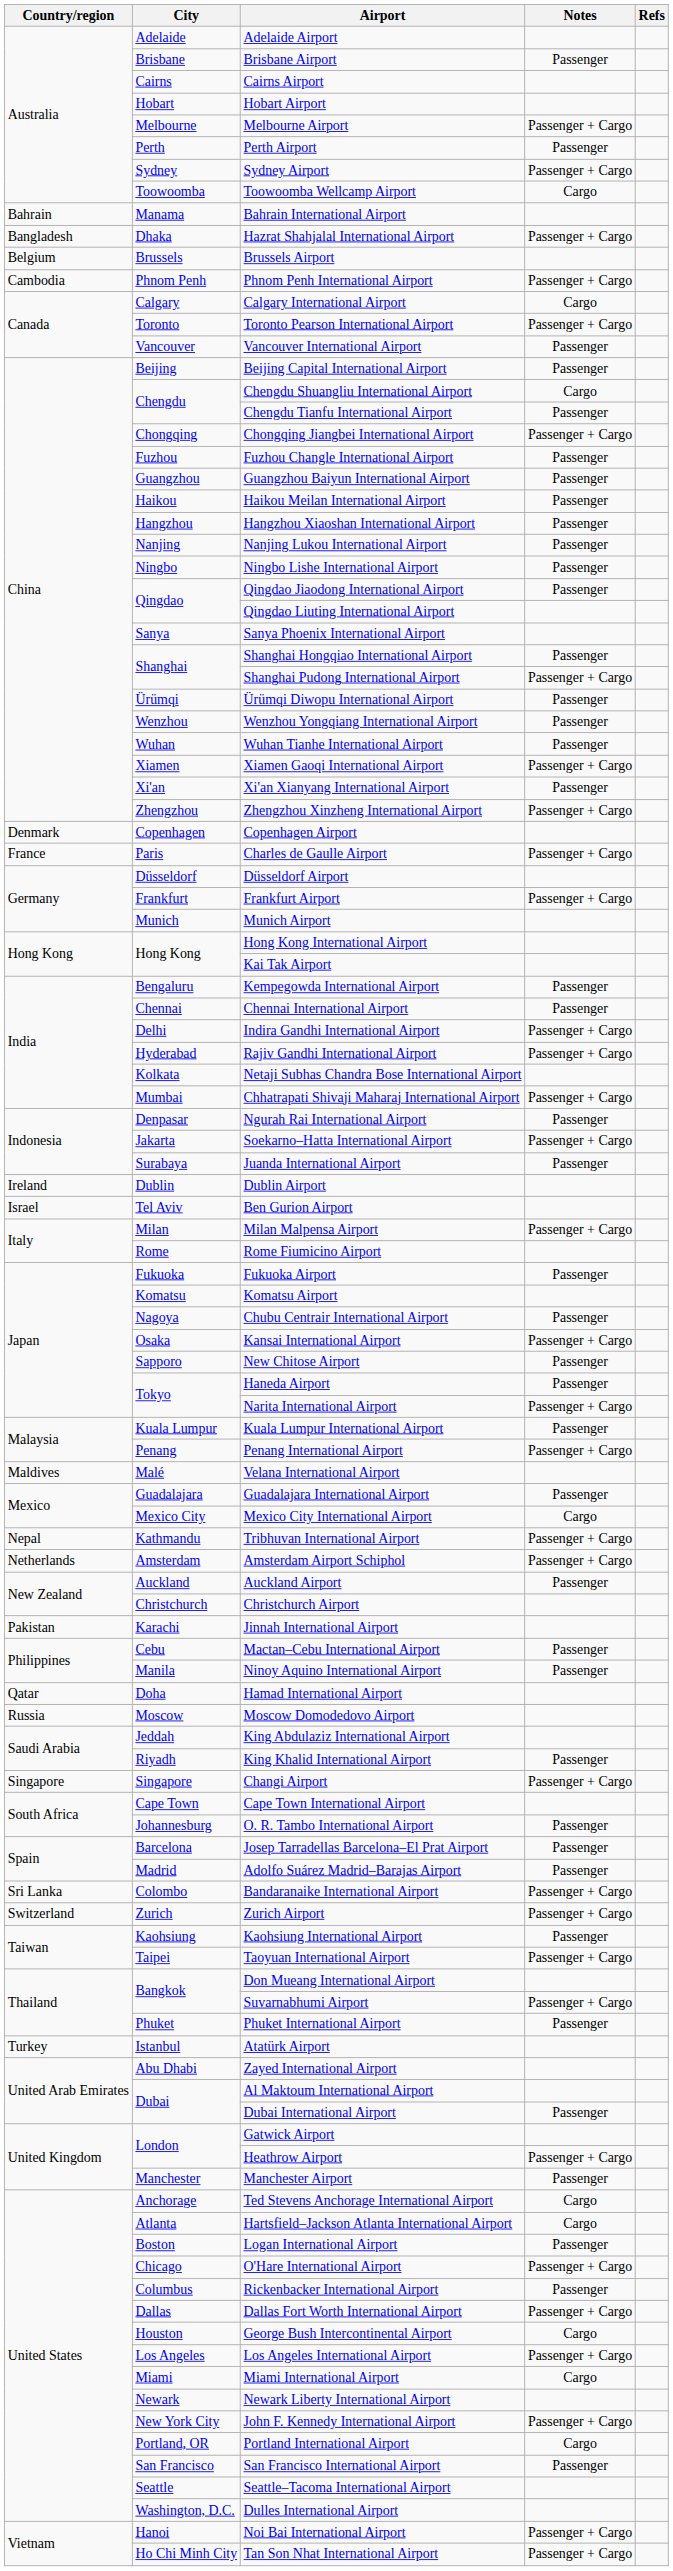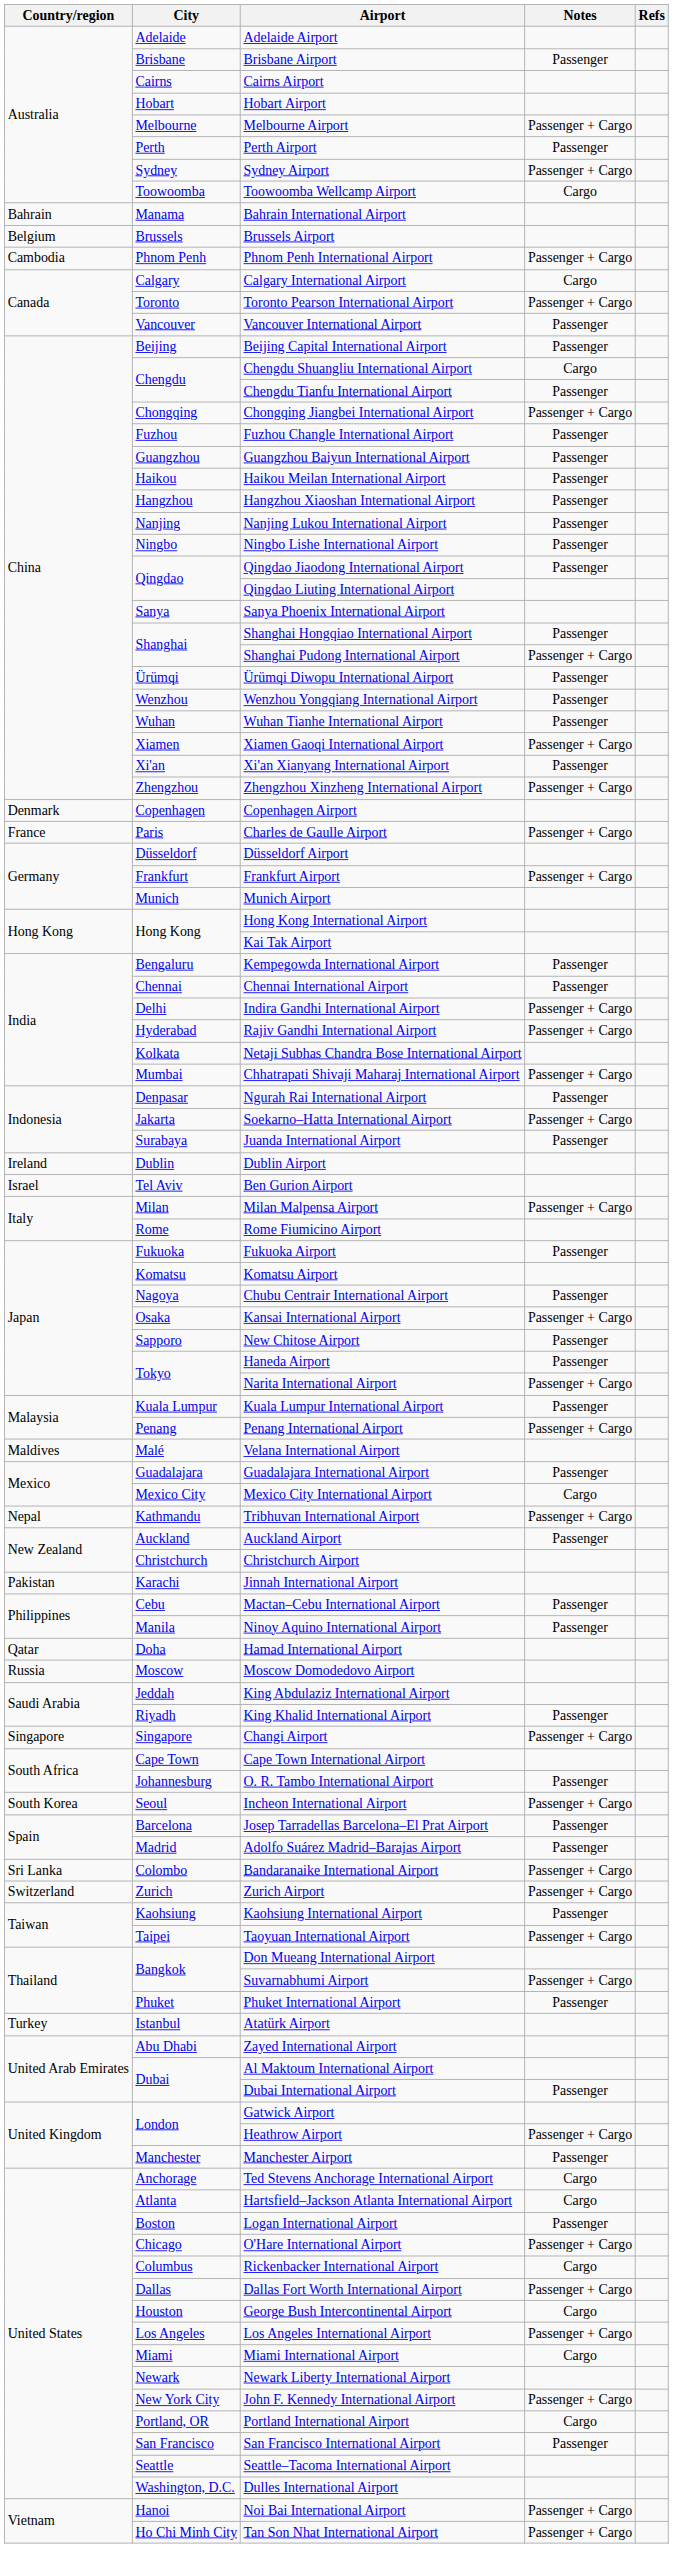- row: (349, 236)
- row: (324, 1560)
+ row: (325, 1803)
(580, 2289) Passenger -> (580, 2267) Cargo
